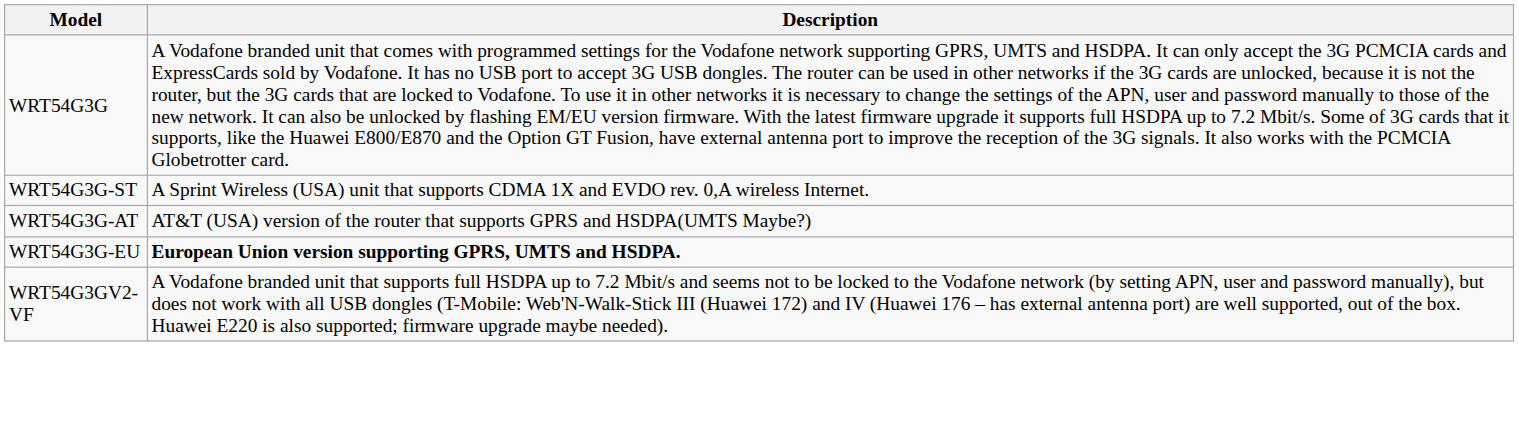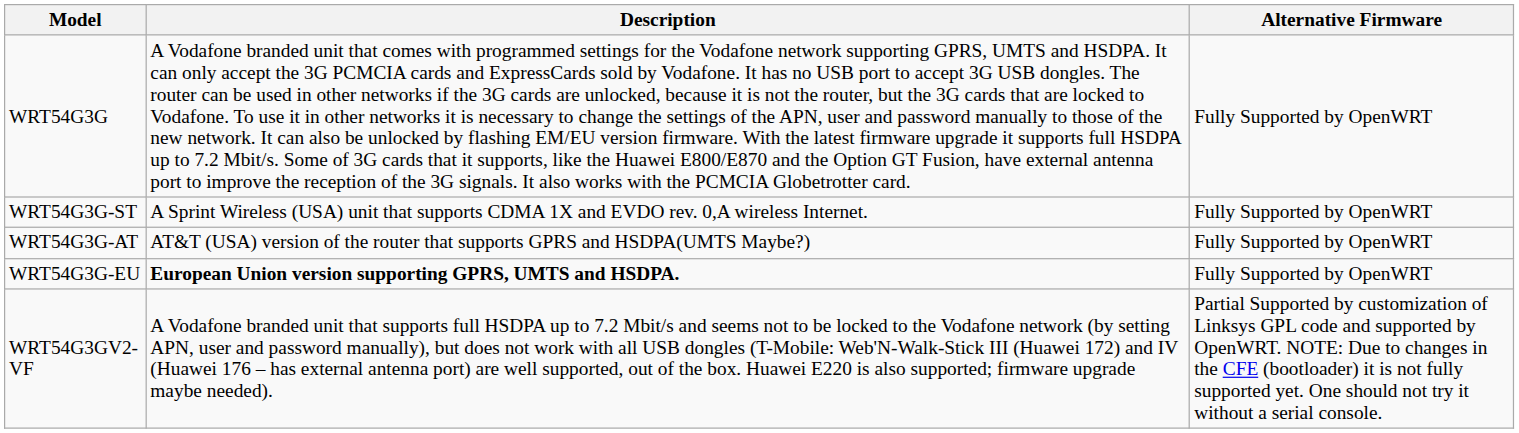+ column: (1352, 19)
